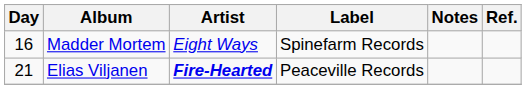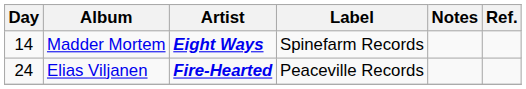(24, 44) 16 -> (24, 44) 14
(216, 44) normal -> (218, 44) bold
(24, 71) 21 -> (24, 71) 24
